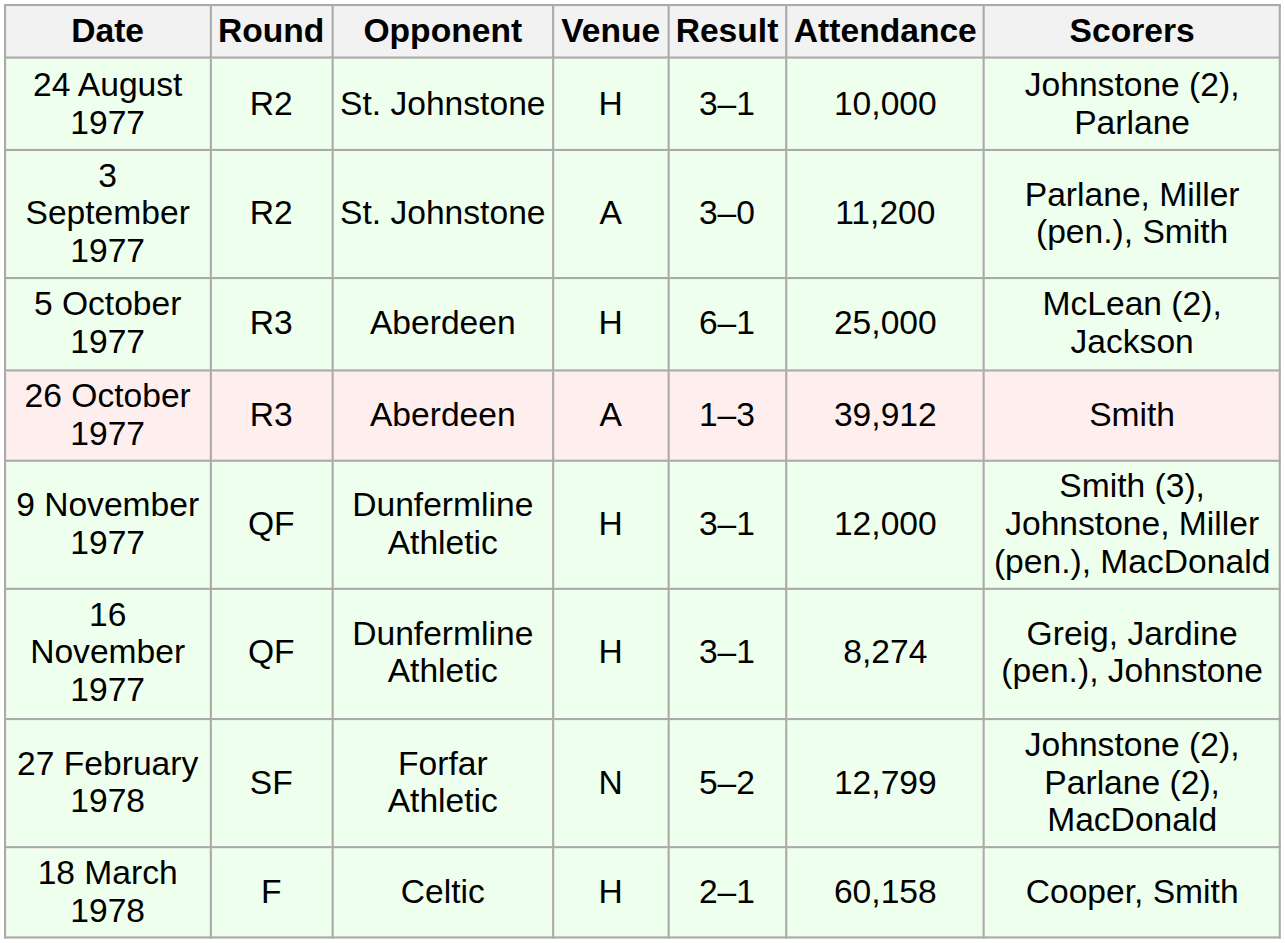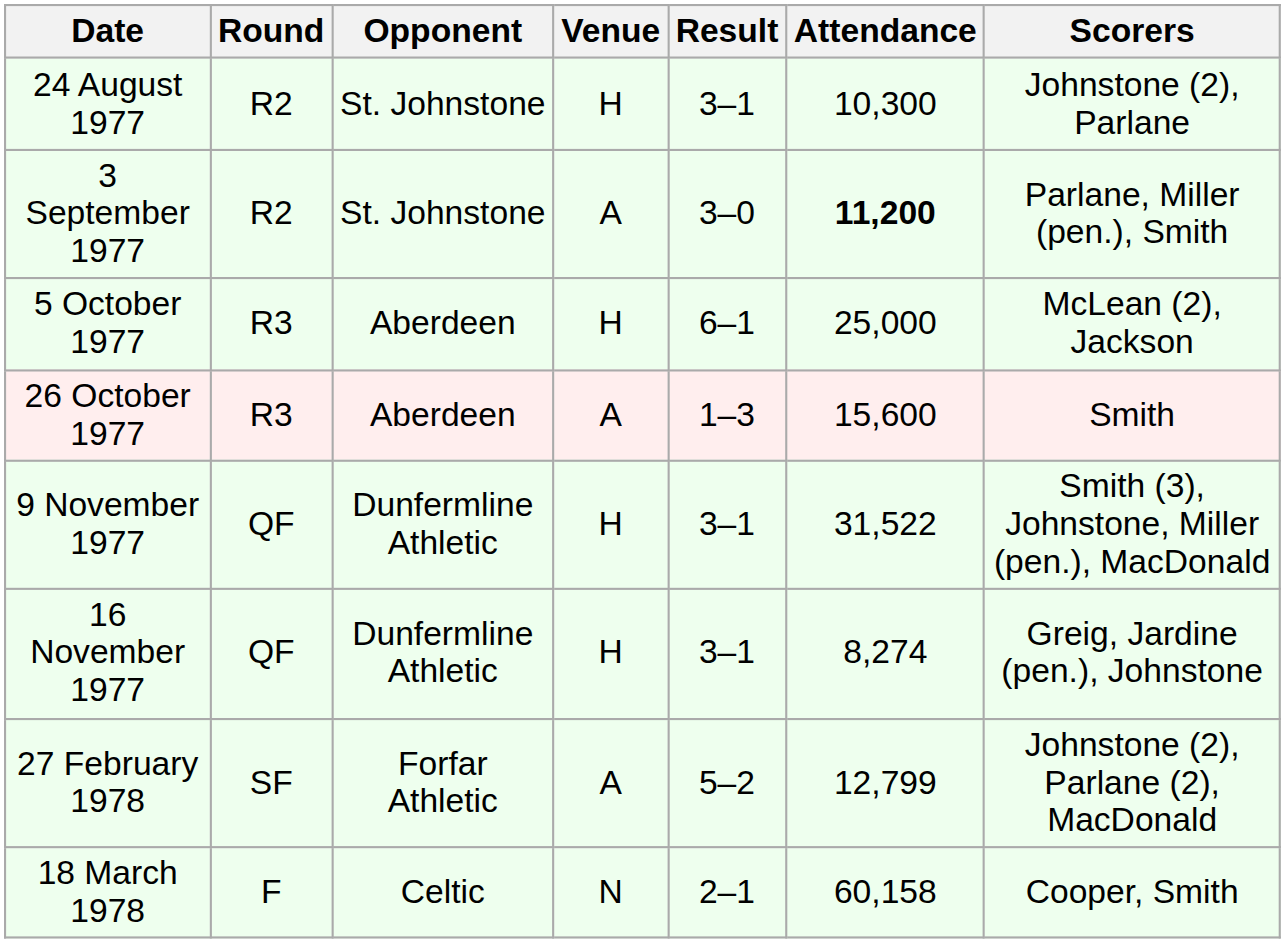(885, 103) 10,000 -> (885, 103) 10,300
(885, 213) normal -> (885, 213) bold
(885, 414) 39,912 -> (885, 414) 15,600
(885, 524) 12,000 -> (885, 524) 31,522
(611, 782) N -> (611, 782) A
(611, 892) H -> (611, 892) N
